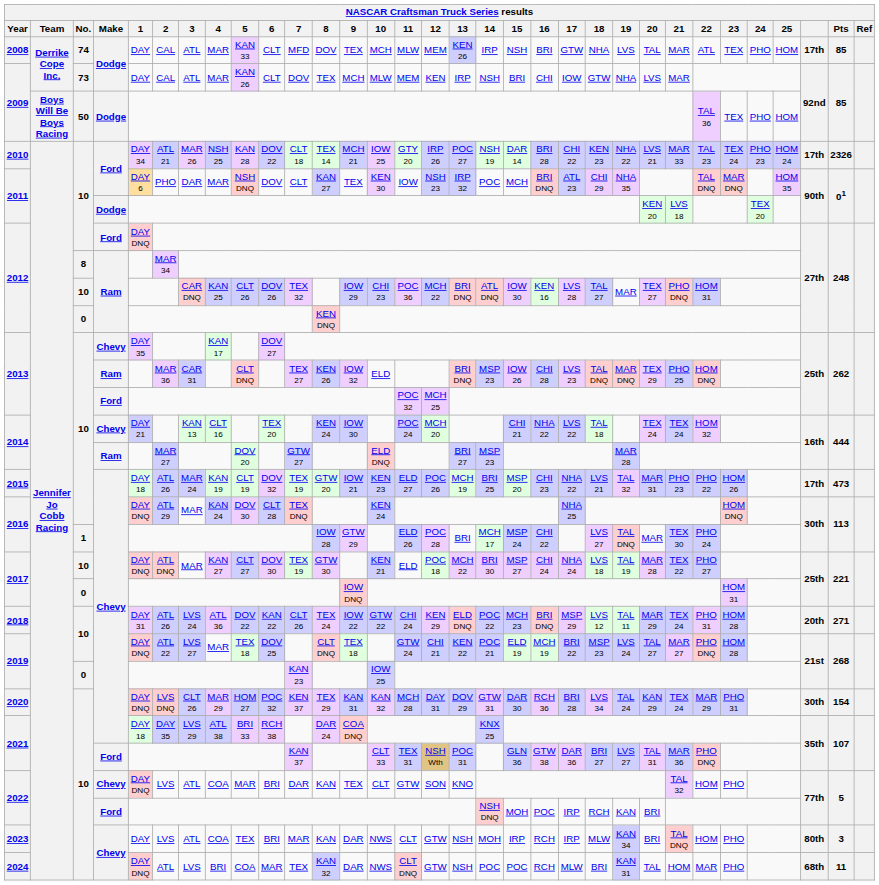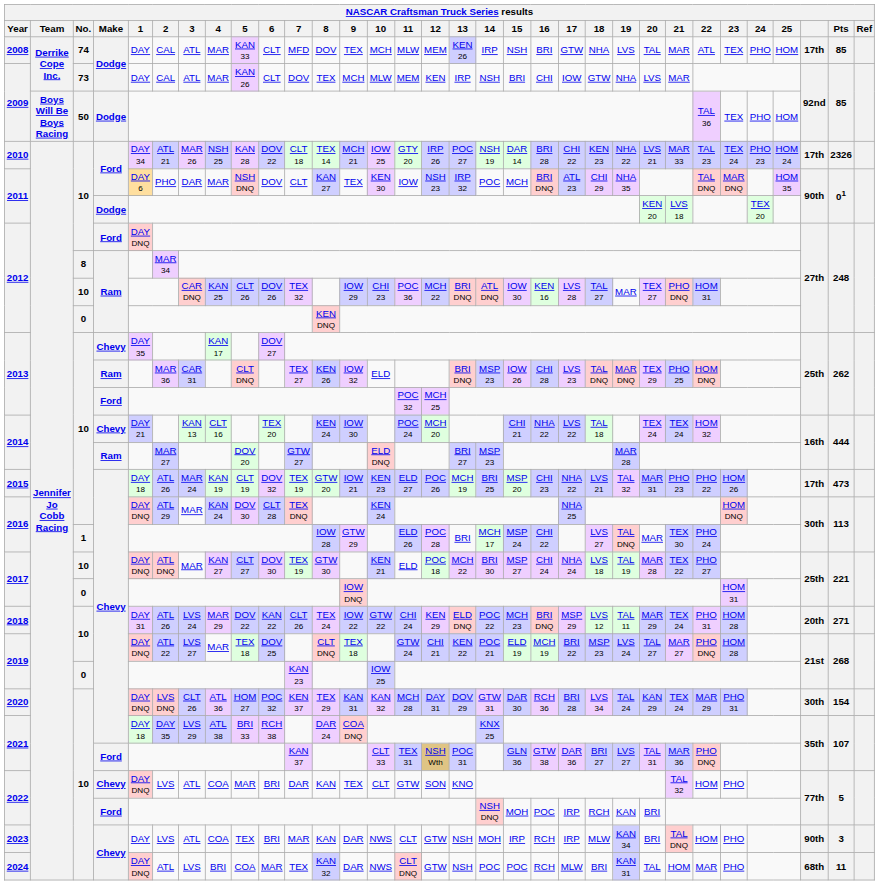(218, 620) ATL 36 -> (218, 620) MAR 29
(218, 702) MAR 29 -> (218, 702) ATL 36
(814, 839) 80th -> (814, 839) 90th
